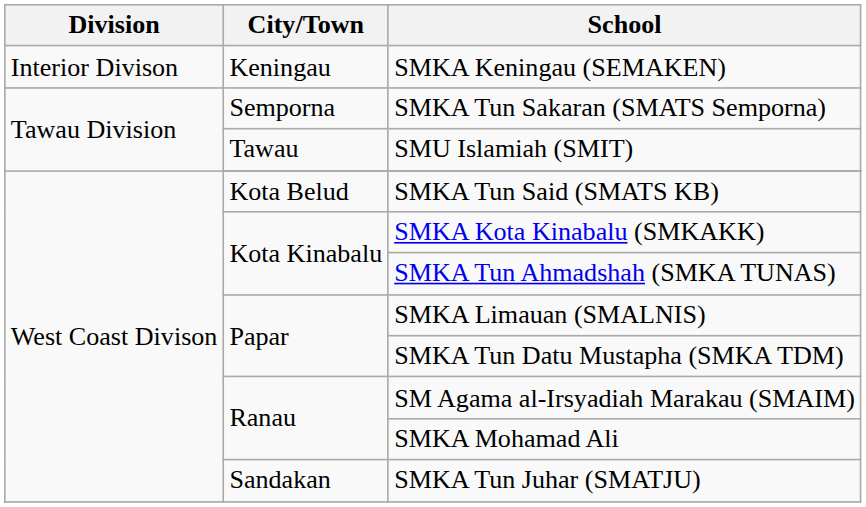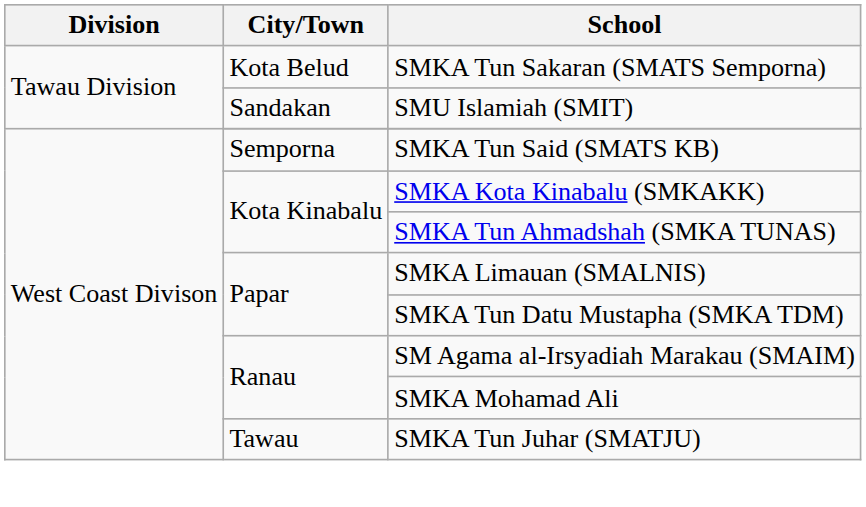- row: (560, 66)
(282, 107) Semporna -> (289, 66) Kota Belud
(264, 149) Tawau -> (280, 107) Sandakan
(289, 190) Kota Belud -> (282, 149) Semporna
(280, 480) Sandakan -> (264, 438) Tawau
